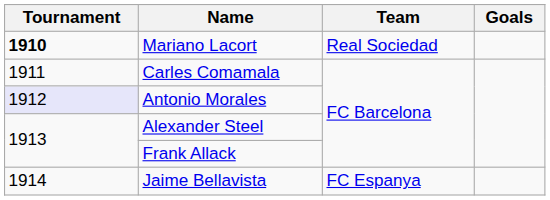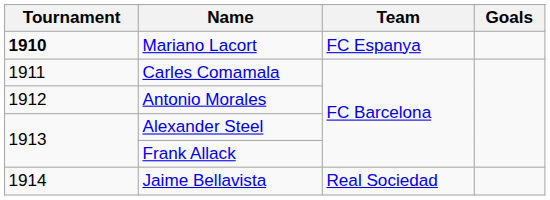(382, 45) Real Sociedad -> (374, 45) FC Espanya
(28, 99) lavender background -> (28, 99) no background
(374, 180) FC Espanya -> (382, 180) Real Sociedad
